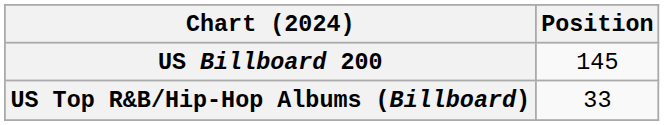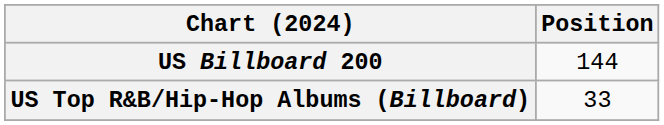(597, 62) 145 -> (597, 62) 144
